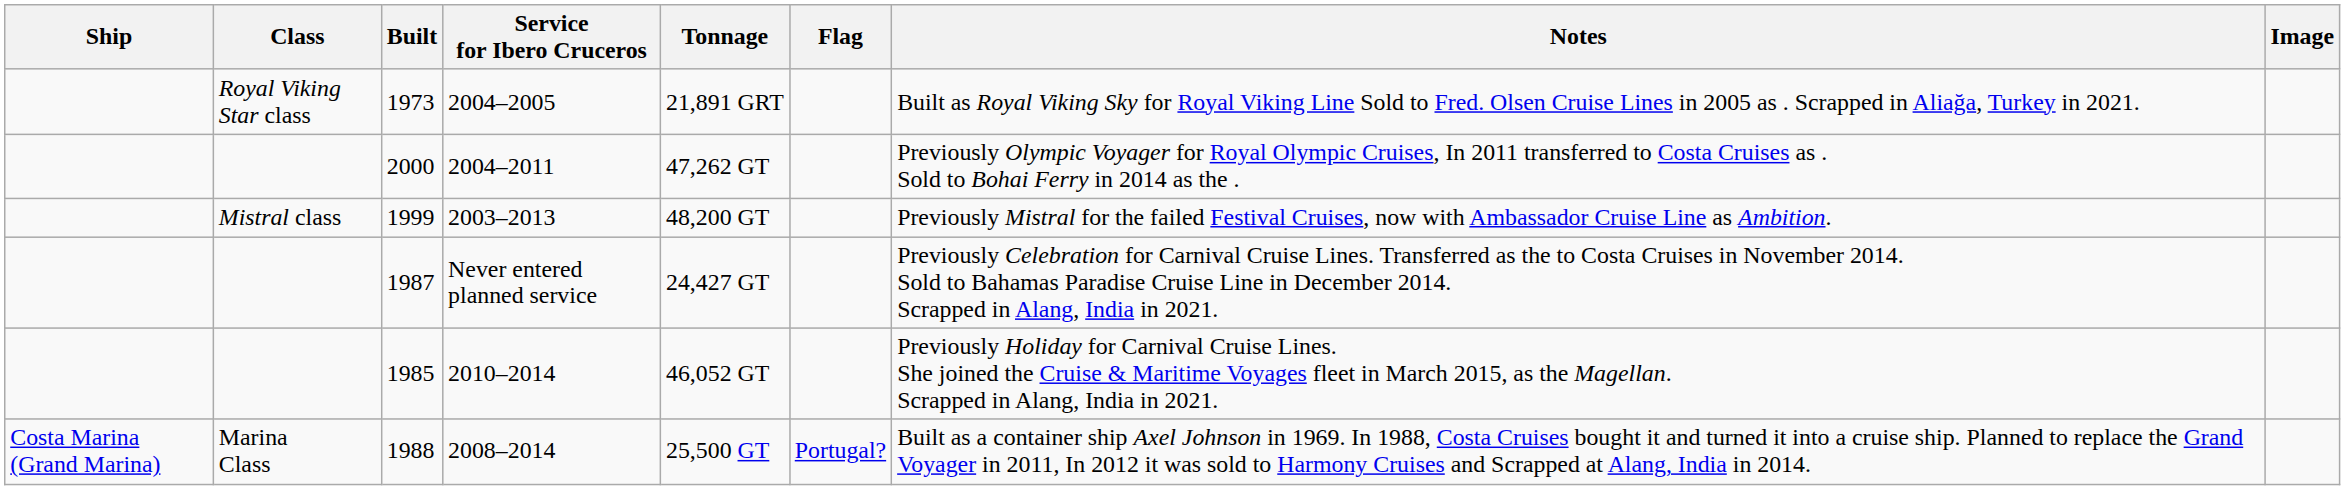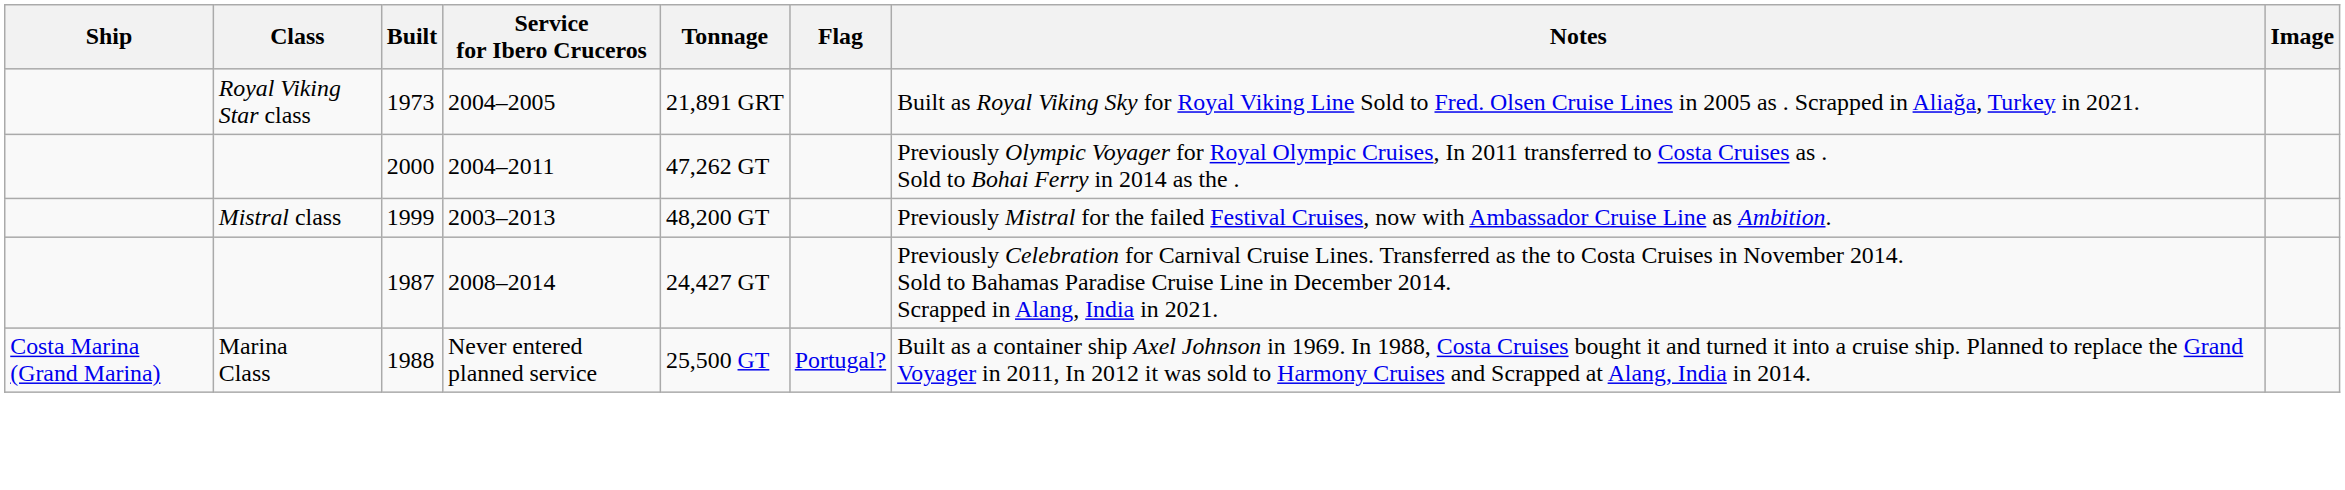(523, 281) Never entered planned service -> (502, 281) 2008–2014
- row: (411, 373)
(502, 451) 2008–2014 -> (523, 359) Never entered planned service
